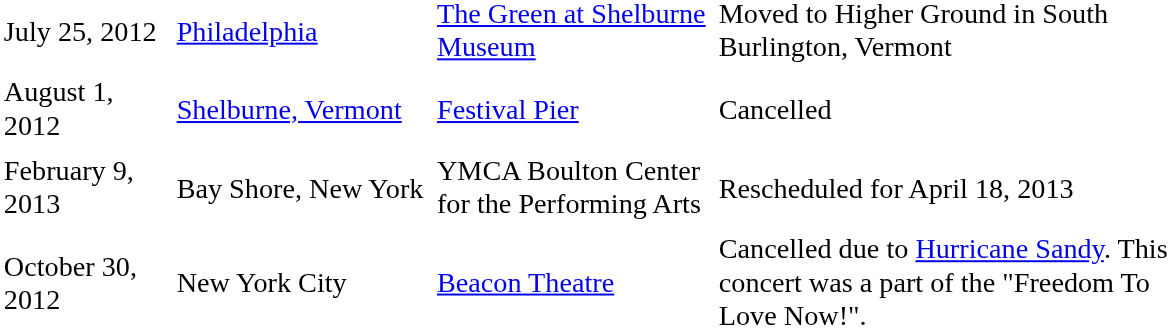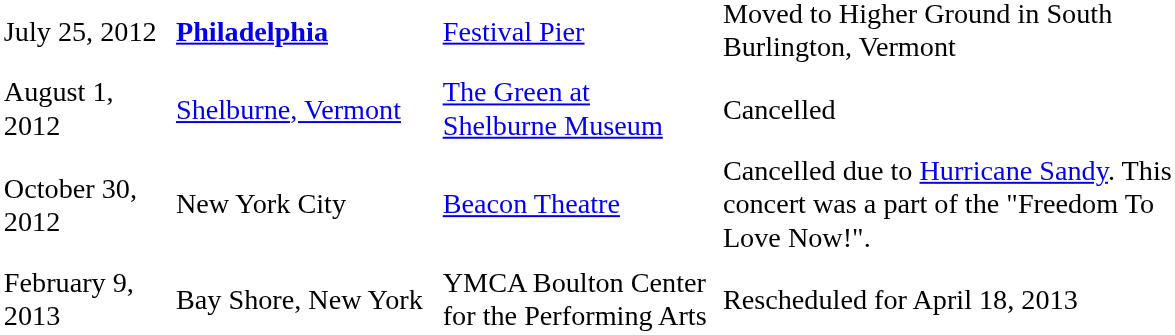(247, 30) normal -> (252, 30) bold
(571, 30) The Green at Shelburne Museum -> (514, 30) Festival Pier
(508, 108) Festival Pier -> (553, 108) The Green at Shelburne Museum
rows swapped: (70, 282) <-> (69, 187)
